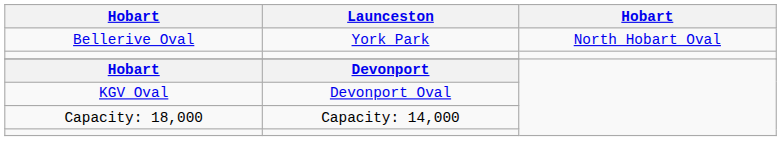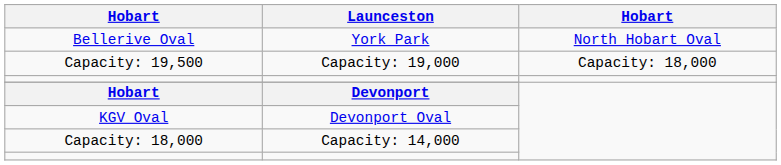+ row: (134, 63)
